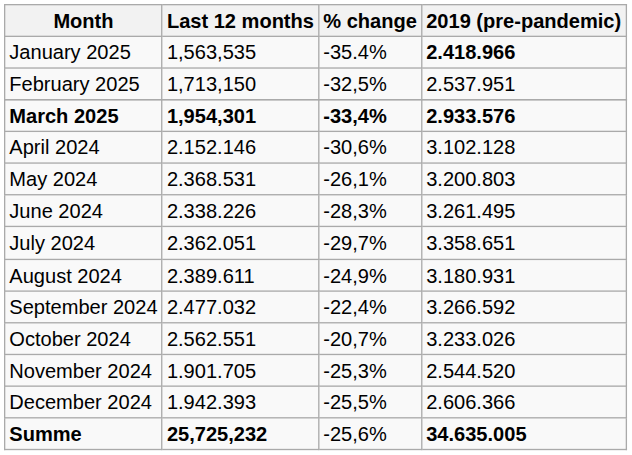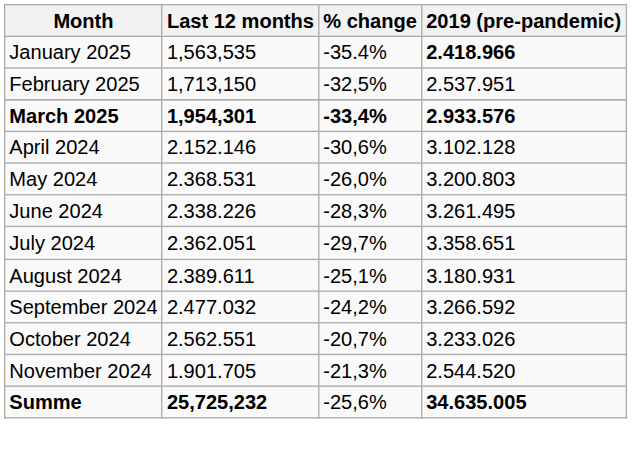(355, 180) -26,1% -> (355, 180) -26,0%
(355, 275) -24,9% -> (355, 275) -25,1%
(355, 307) -22,4% -> (355, 307) -24,2%
(355, 370) -25,3% -> (355, 370) -21,3%
- row: (81, 402)
